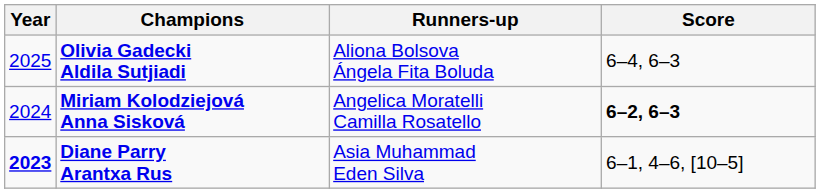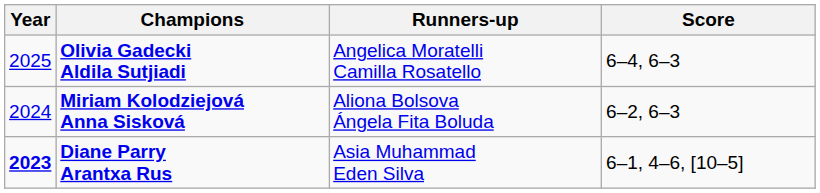(413, 61) Aliona Bolsova Ángela Fita Boluda -> (408, 61) Angelica Moratelli Camilla Rosatello
(408, 112) Angelica Moratelli Camilla Rosatello -> (413, 112) Aliona Bolsova Ángela Fita Boluda
(643, 112) bold -> (643, 112) normal
